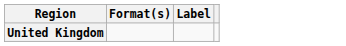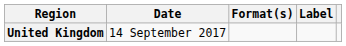+ column: (168, 14)
